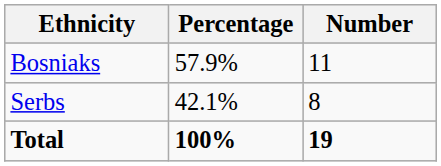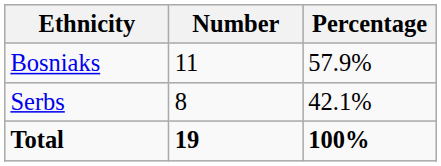columns swapped: (370, 23) <-> (236, 23)
